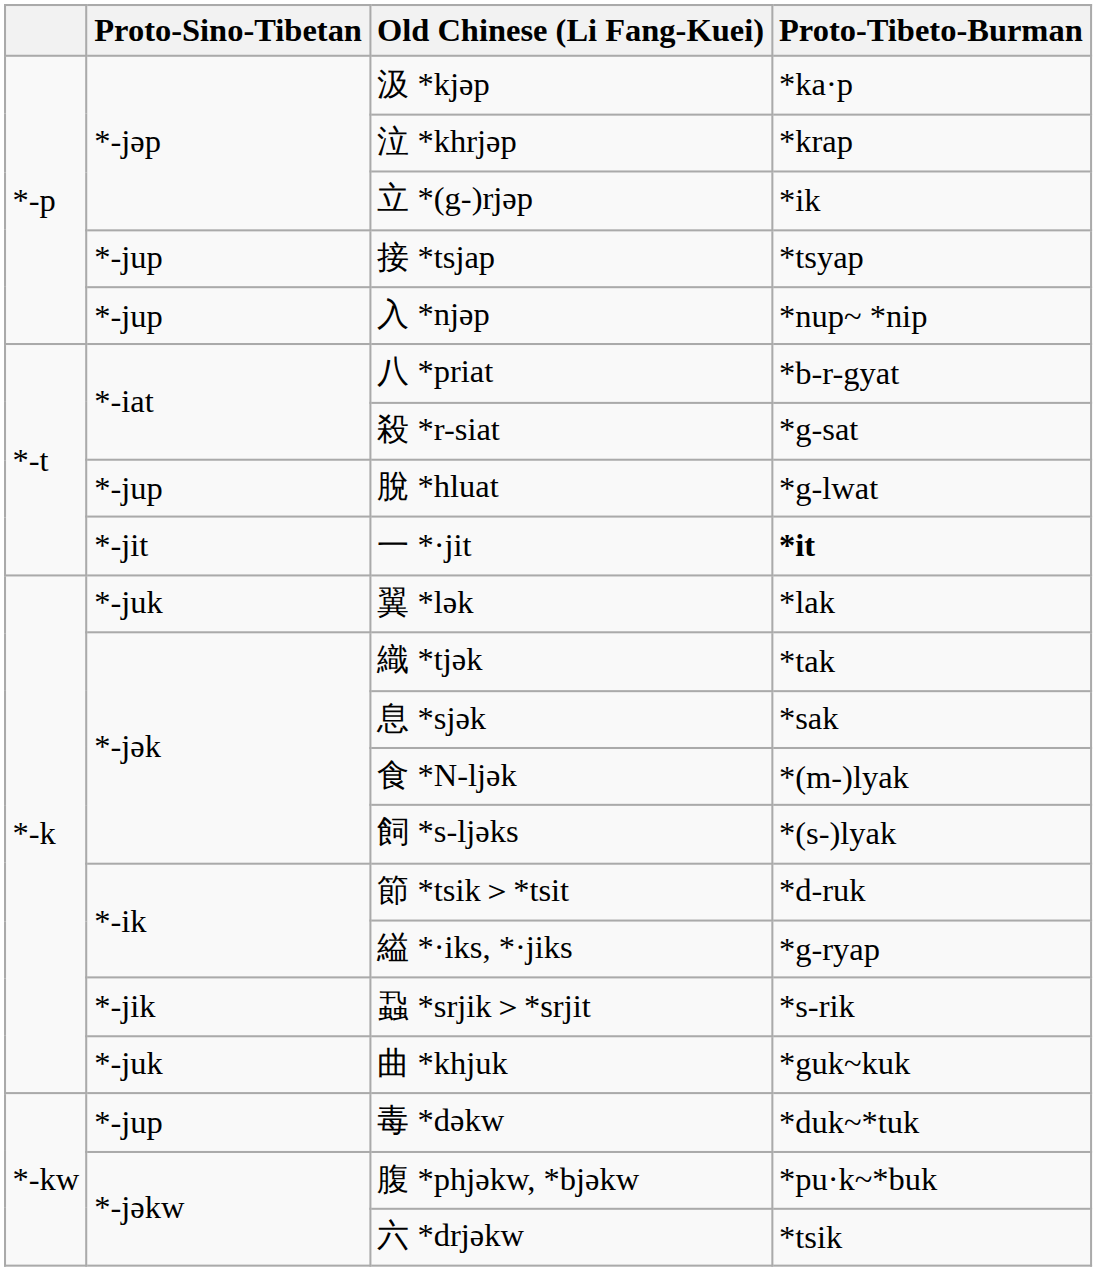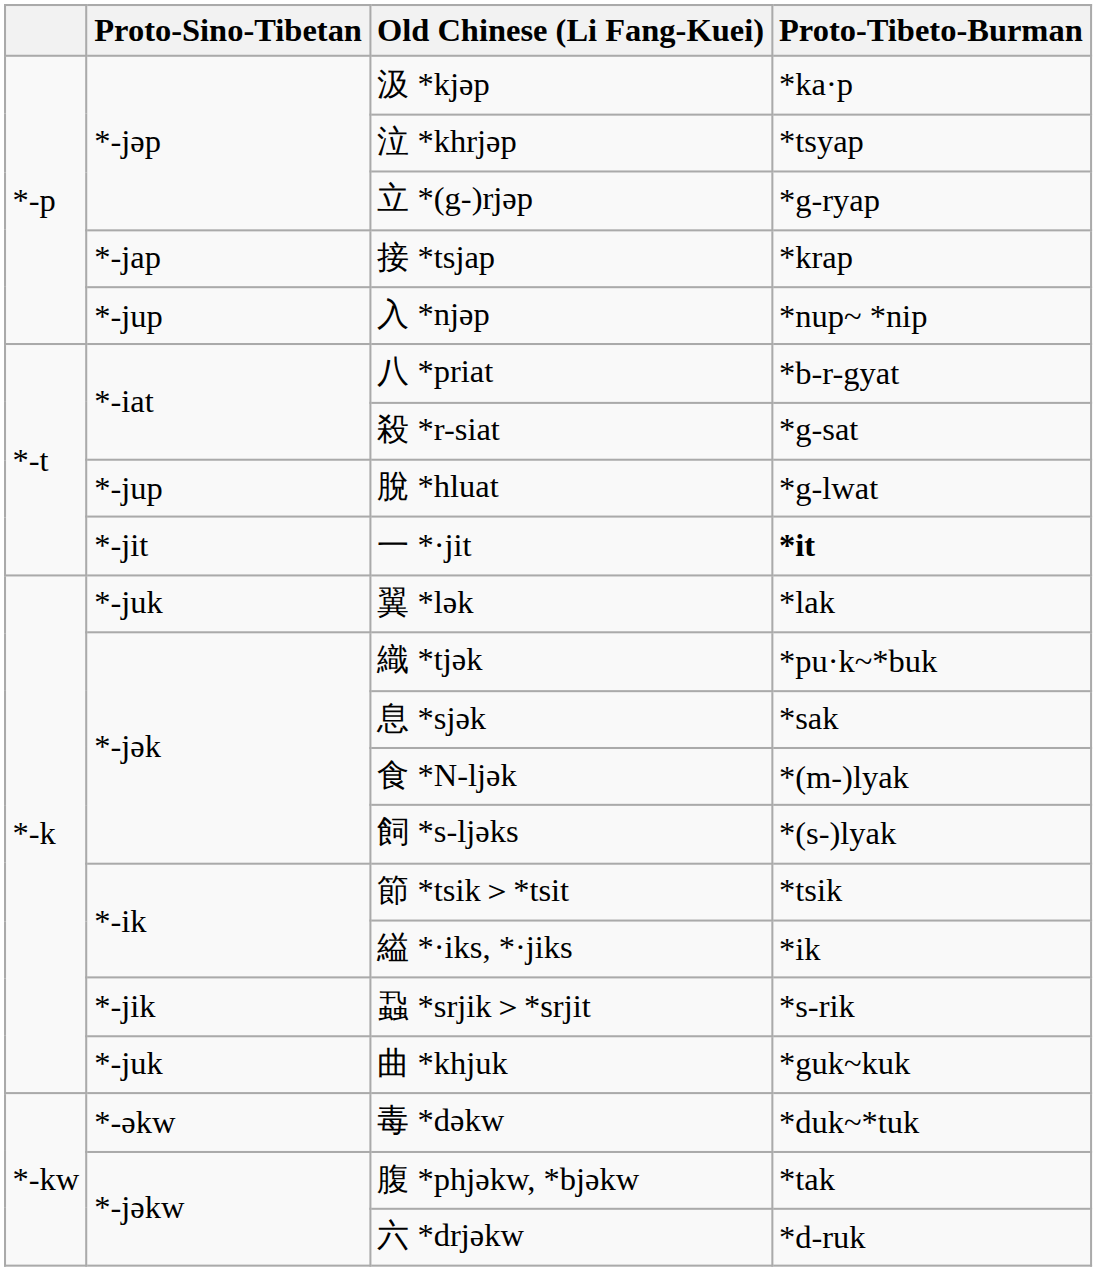(816, 142) *krap -> (821, 142) *tsyap
(800, 200) *ik -> (829, 200) *g-ryap
(129, 257) *-jup -> (128, 257) *-jap
(821, 257) *tsyap -> (816, 257) *krap
(807, 660) *tak -> (858, 660) *pu·k~*buk
(822, 891) *d-ruk -> (811, 891) *tsik
(829, 948) *g-ryap -> (800, 948) *ik
(129, 1121) *-jup -> (135, 1121) *-əkw
(858, 1179) *pu·k~*buk -> (807, 1179) *tak
(811, 1236) *tsik -> (822, 1236) *d-ruk
